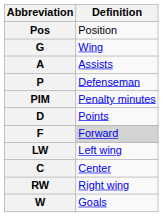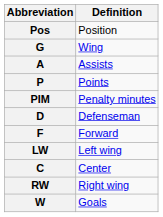(109, 82) Defenseman -> (93, 82) Points
(93, 116) Points -> (109, 116) Defenseman
(98, 133) lightgrey background -> (98, 133) no background
